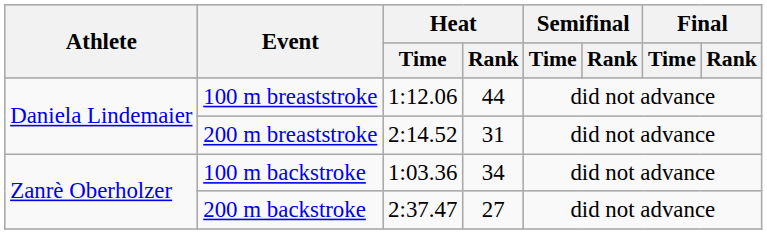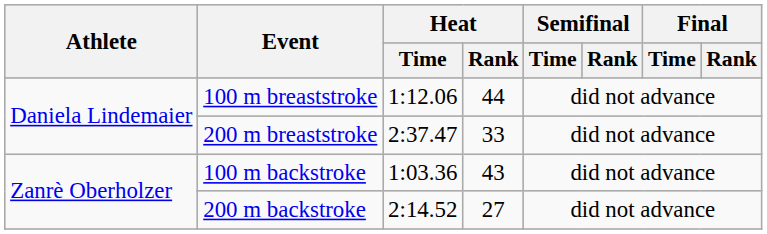(423, 135) 2:14.52 -> (423, 135) 2:37.47
(493, 135) 31 -> (493, 135) 33
(493, 172) 34 -> (493, 172) 43
(423, 210) 2:37.47 -> (423, 210) 2:14.52
